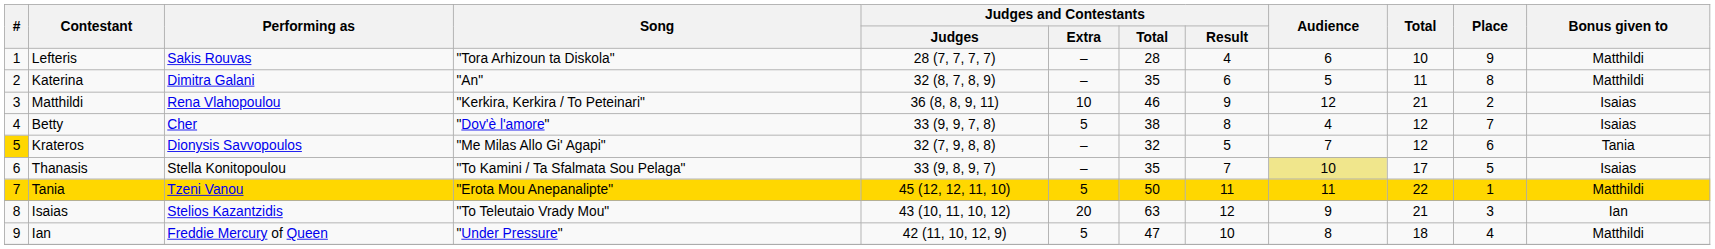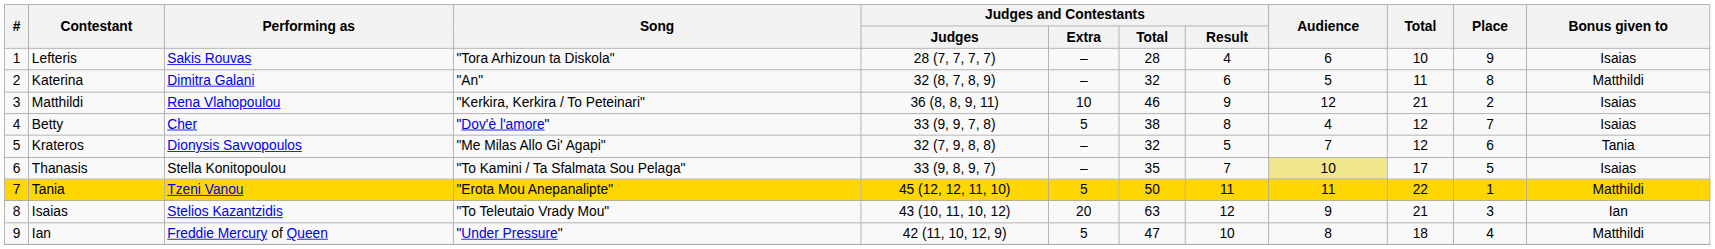(1618, 59) Matthildi -> (1618, 59) Isaias
(1152, 80) 35 -> (1152, 80) 32
(17, 146) gold background -> (17, 146) no background
